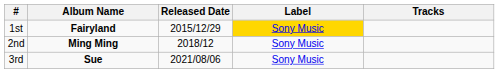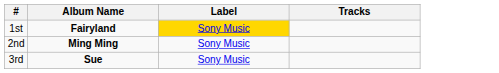- column: (195, 12)
